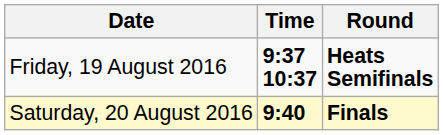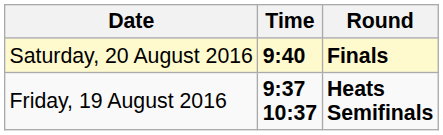rows swapped: (118, 67) <-> (131, 112)
